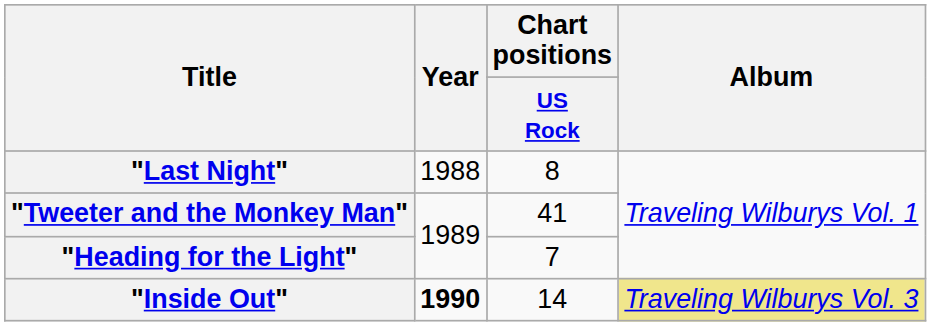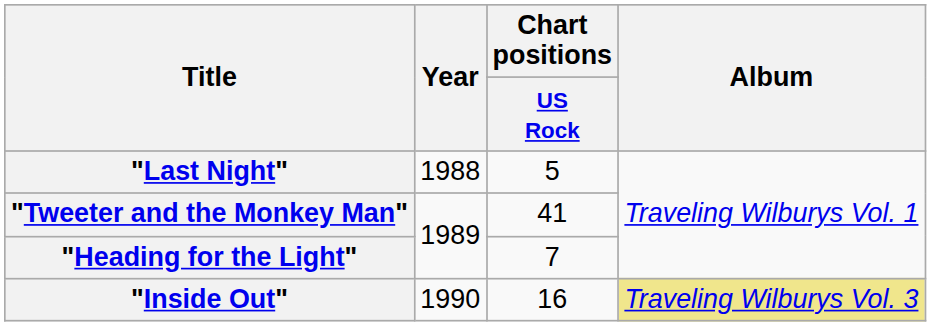(552, 171) 8 -> (552, 171) 5
(450, 299) bold -> (450, 299) normal
(552, 299) 14 -> (552, 299) 16
